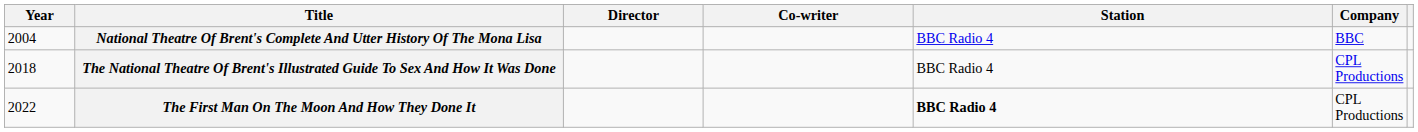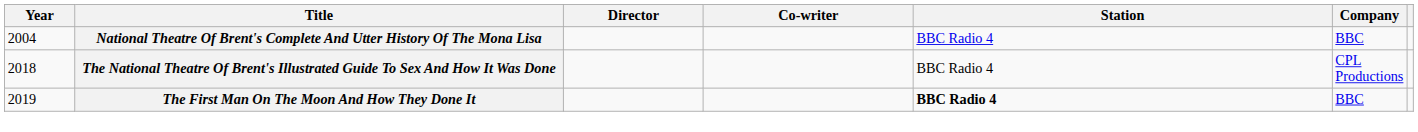(22, 107) 2022 -> (22, 99) 2019
(1369, 107) CPL Productions -> (1350, 99) BBC
